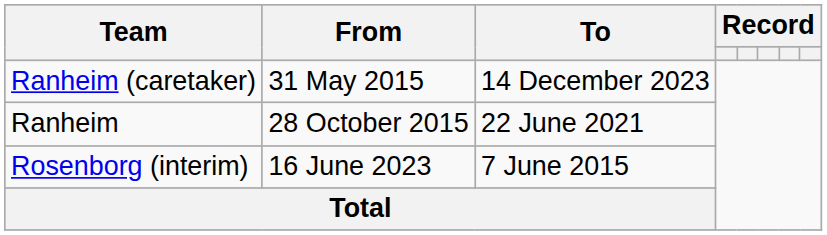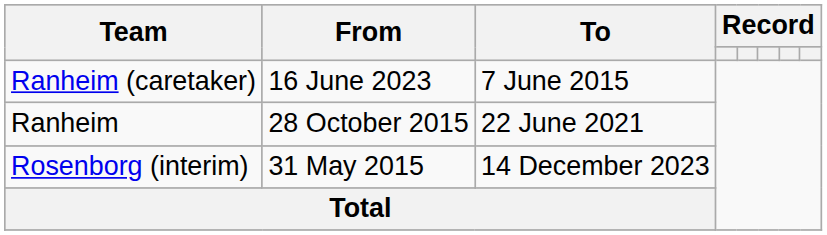(346, 80) 31 May 2015 -> (350, 80) 16 June 2023
(595, 80) 14 December 2023 -> (555, 80) 7 June 2015
(350, 166) 16 June 2023 -> (346, 166) 31 May 2015
(555, 166) 7 June 2015 -> (595, 166) 14 December 2023
